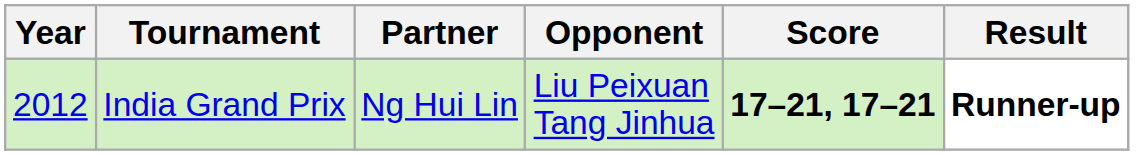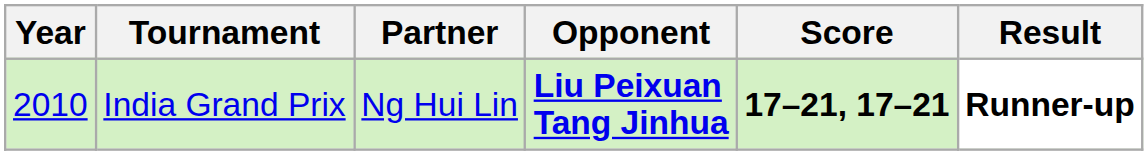(50, 104) 2012 -> (50, 104) 2010
(624, 104) normal -> (631, 104) bold
